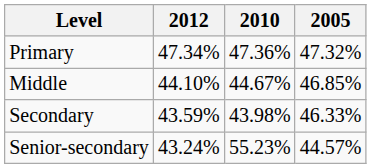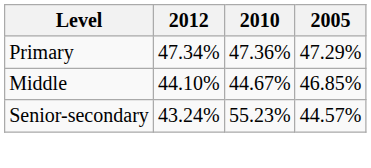(331, 52) 47.32% -> (331, 52) 47.29%
- row: (51, 115)
